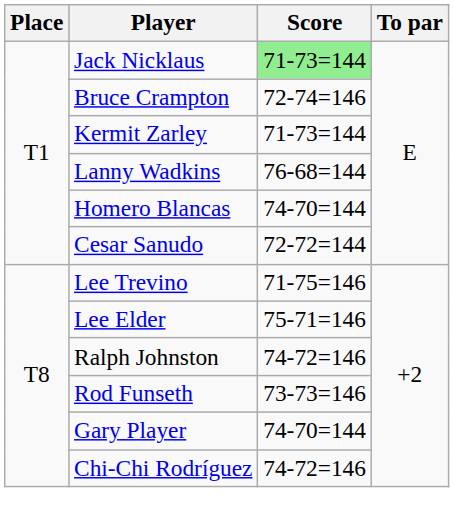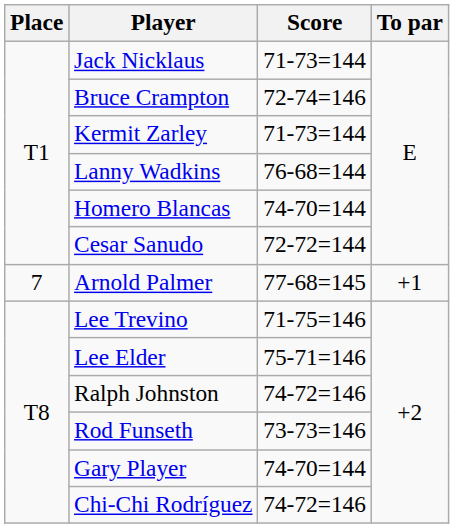(315, 60) lightgreen background -> (315, 60) no background
+ row: (143, 282)
